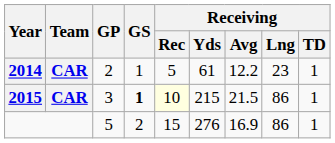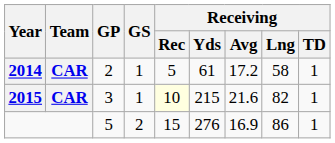(243, 71) 12.2 -> (243, 71) 17.2
(280, 71) 23 -> (280, 71) 58
(139, 97) bold -> (139, 97) normal
(243, 97) 21.5 -> (243, 97) 21.6
(280, 97) 86 -> (280, 97) 82
